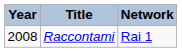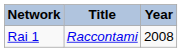columns swapped: (22, 15) <-> (147, 15)
